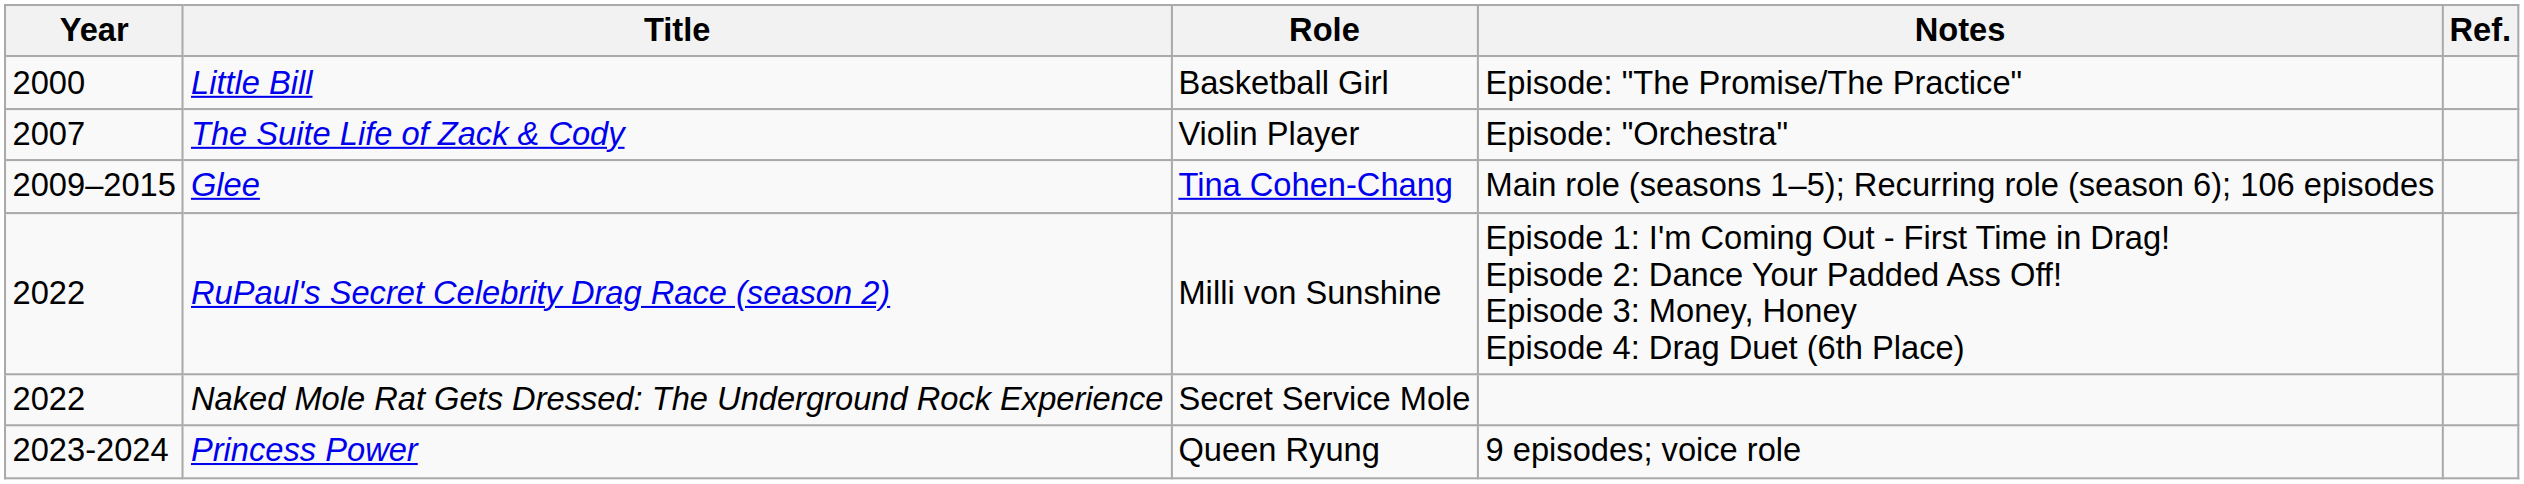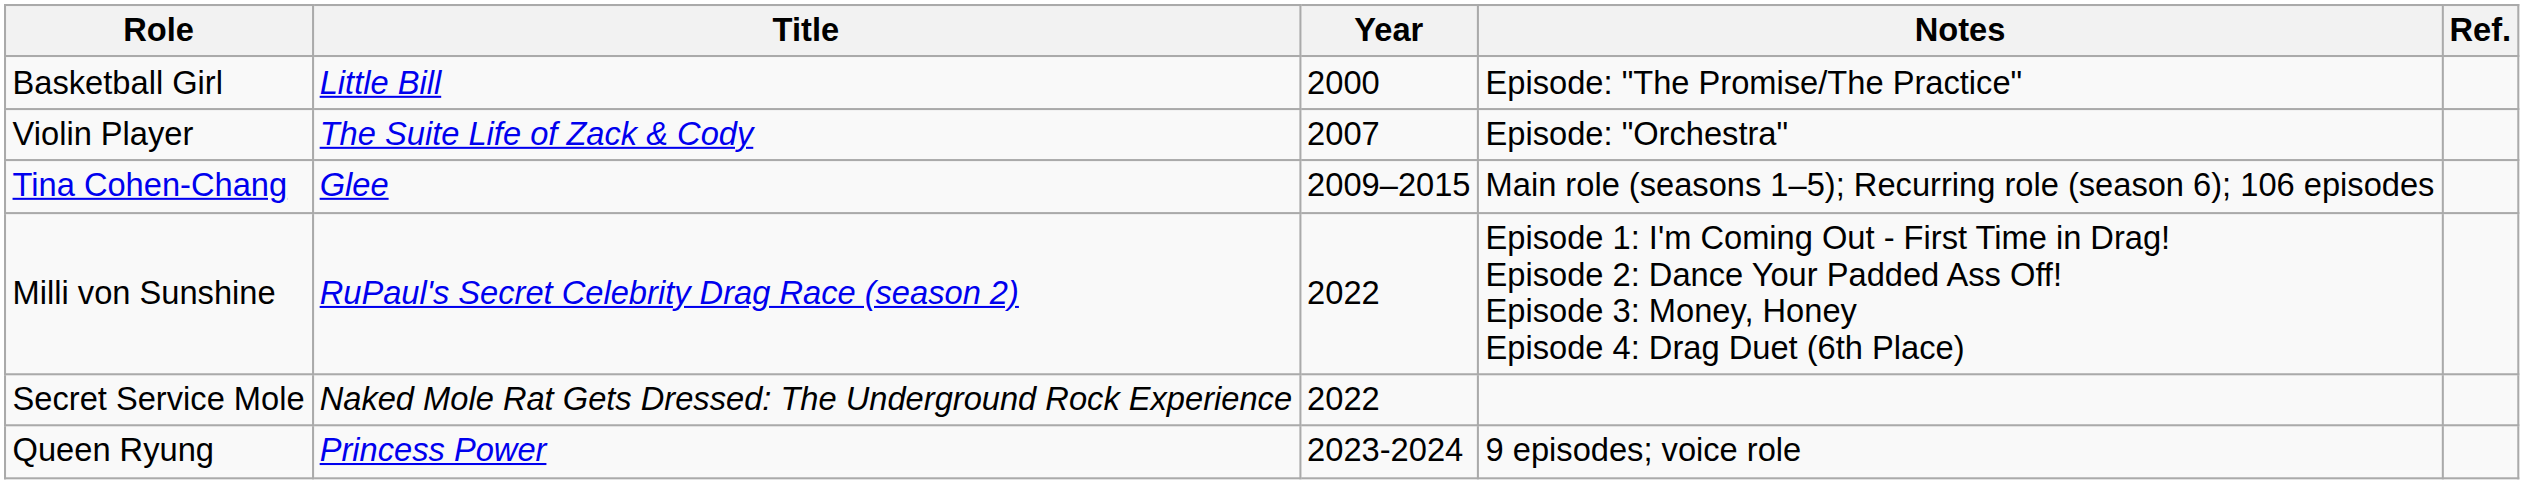columns swapped: (94, 30) <-> (1324, 30)
